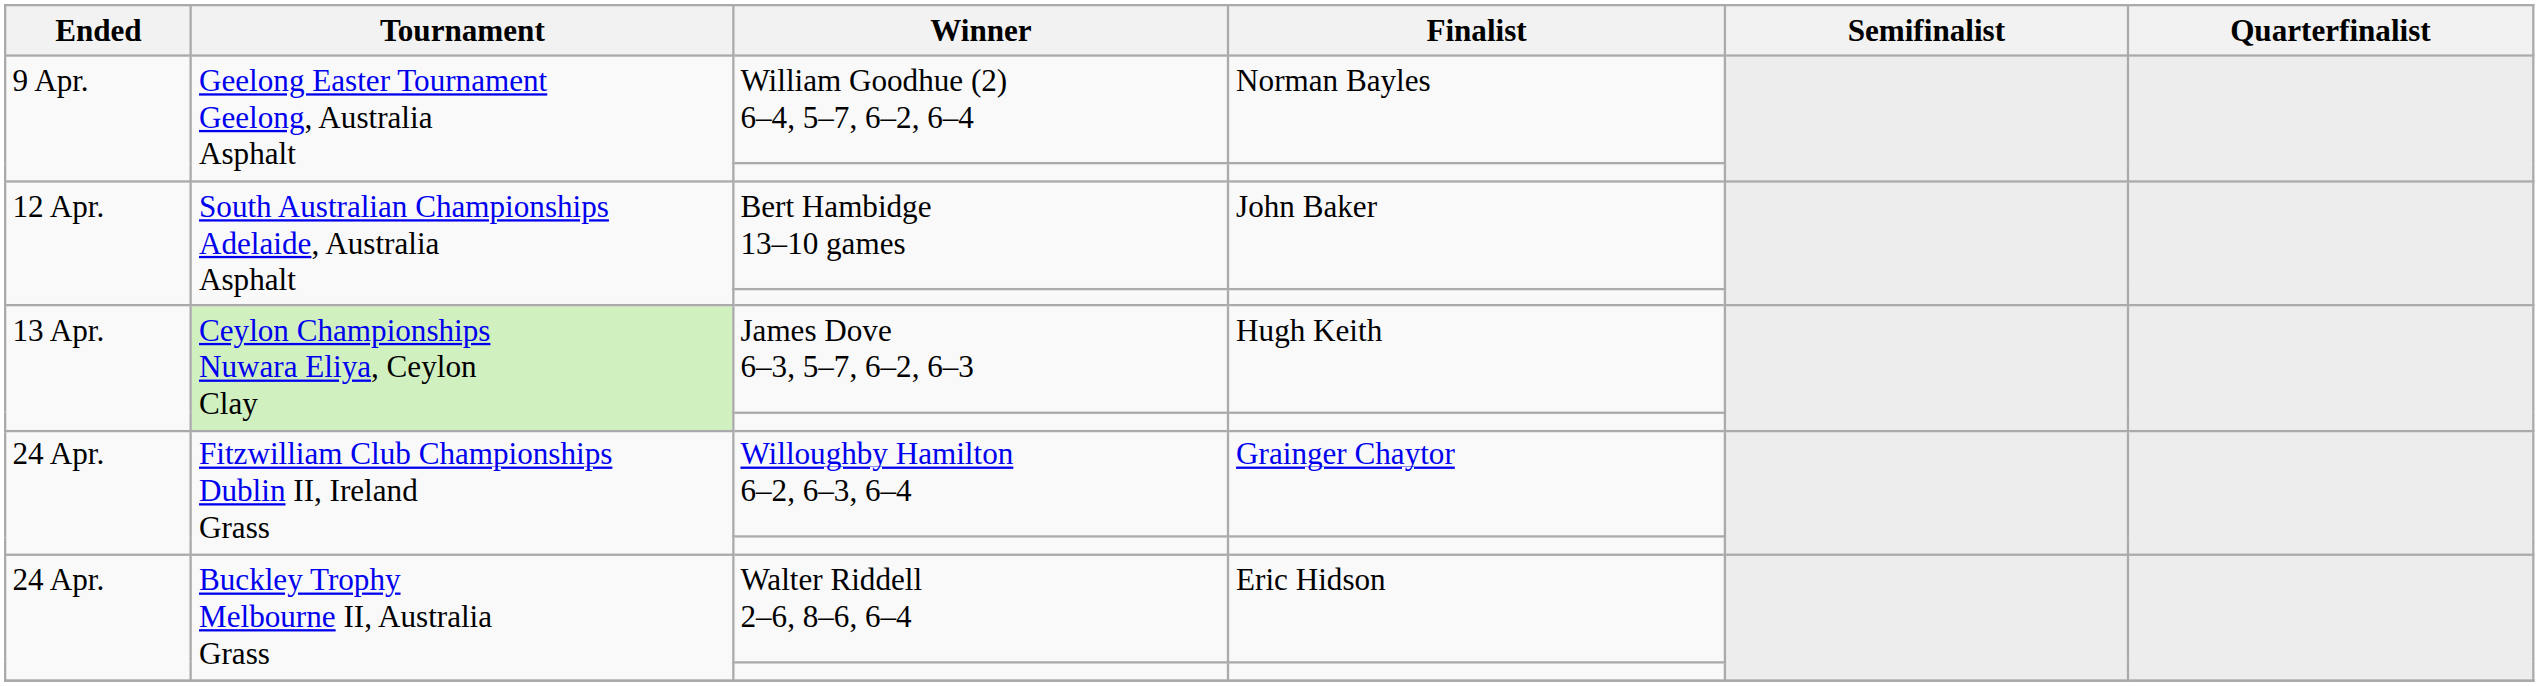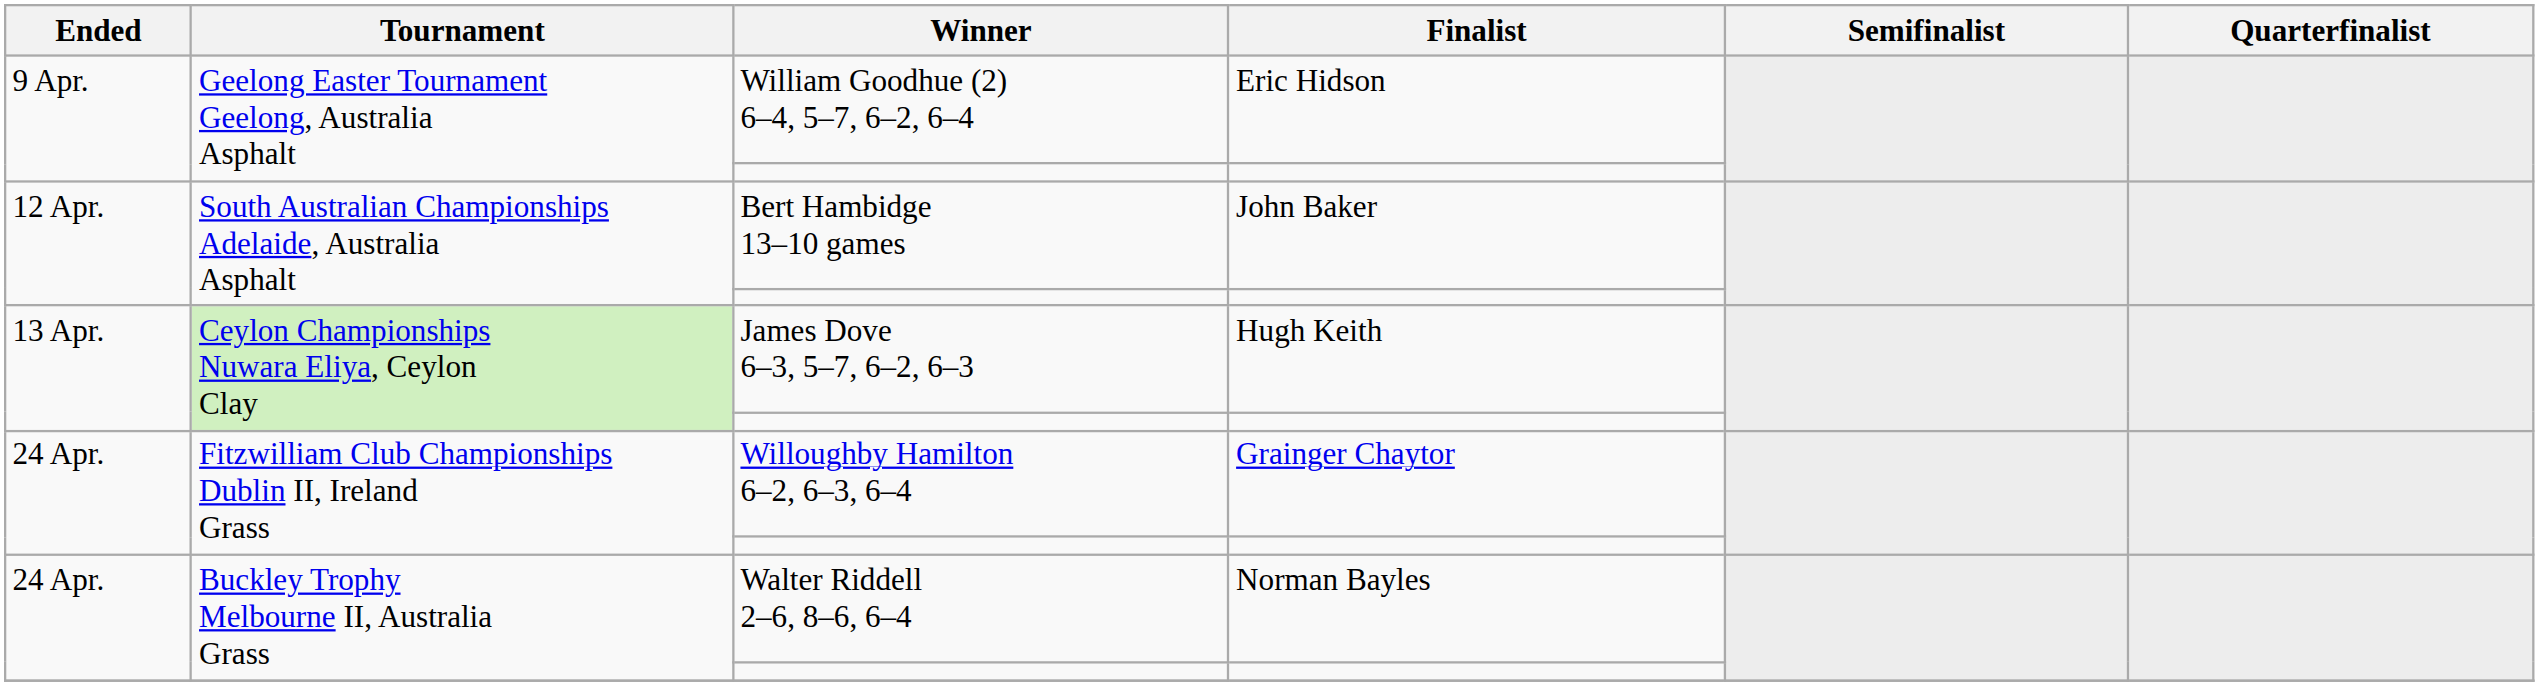(1333, 81) Norman Bayles -> (1311, 81) Eric Hidson
(1311, 579) Eric Hidson -> (1333, 579) Norman Bayles
